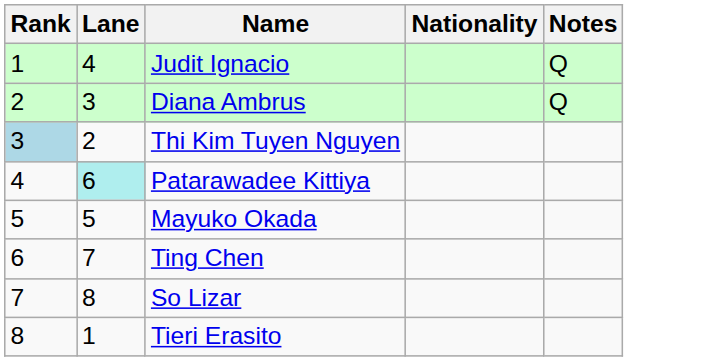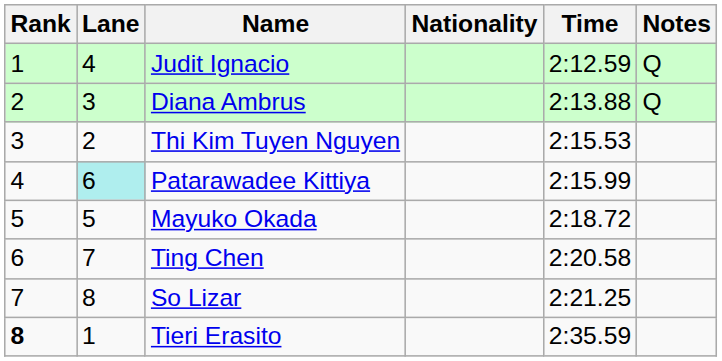+ column: (590, 24)
(17, 141) lightblue background -> (17, 141) no background
(17, 336) normal -> (17, 336) bold
